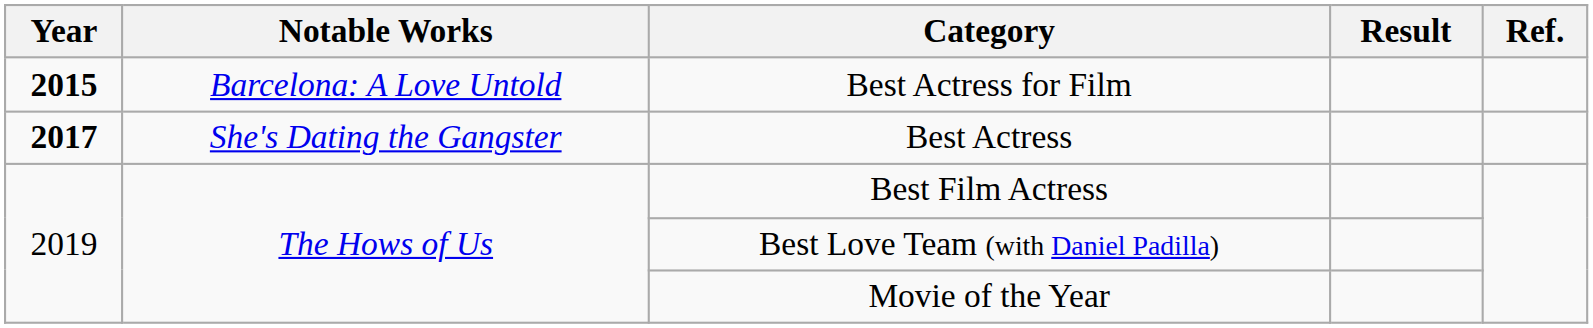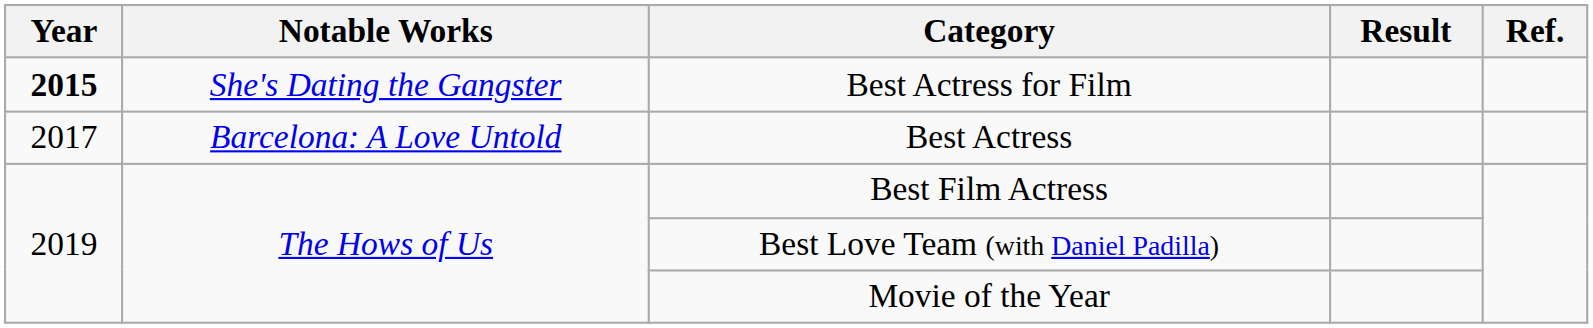(386, 84) Barcelona: A Love Untold -> (386, 84) She's Dating the Gangster
(64, 137) bold -> (64, 137) normal
(386, 137) She's Dating the Gangster -> (386, 137) Barcelona: A Love Untold
